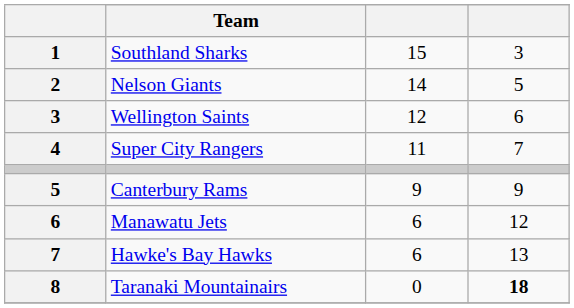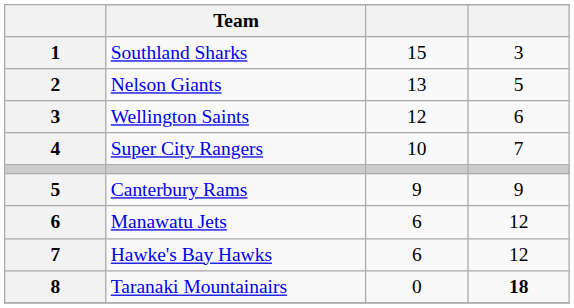(417, 84) 14 -> (417, 84) 13
(417, 149) 11 -> (417, 149) 10
(519, 254) 13 -> (519, 254) 12
